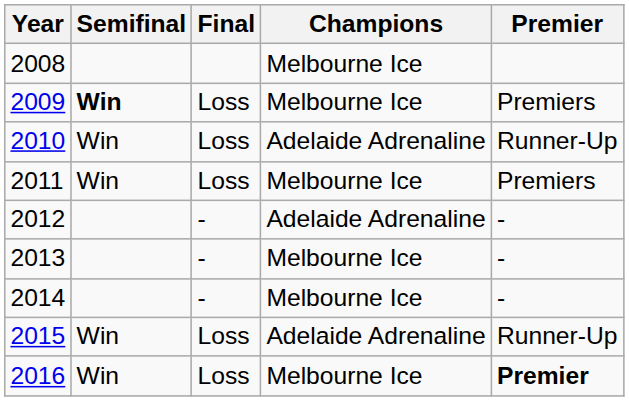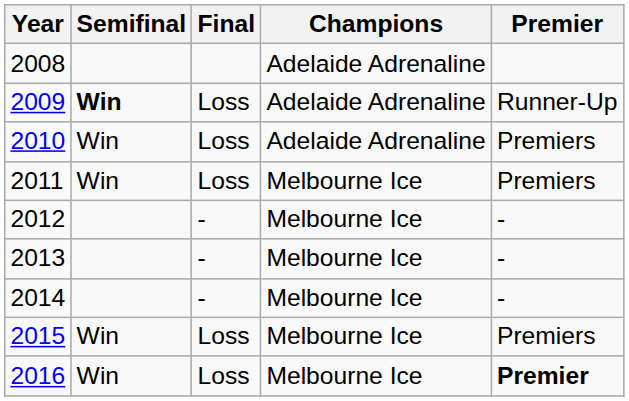(344, 63) Melbourne Ice -> (376, 63) Adelaide Adrenaline
(344, 102) Melbourne Ice -> (376, 102) Adelaide Adrenaline
(546, 102) Premiers -> (557, 102) Runner-Up
(557, 141) Runner-Up -> (546, 141) Premiers
(376, 219) Adelaide Adrenaline -> (344, 219) Melbourne Ice
(376, 336) Adelaide Adrenaline -> (344, 336) Melbourne Ice
(557, 336) Runner-Up -> (546, 336) Premiers
